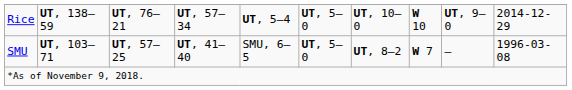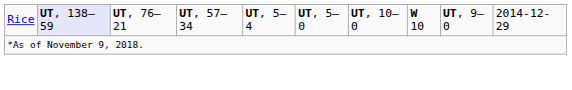(67, 20) no background -> (67, 20) lavender background
- row: (17, 52)
